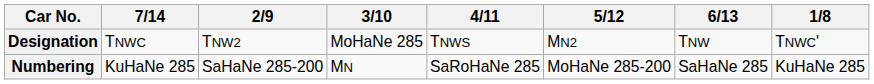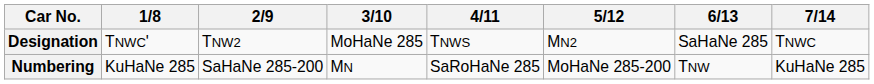columns swapped: (820, 16) <-> (150, 16)
(694, 41) TNW -> (723, 41) SaHaNe 285
(723, 66) SaHaNe 285 -> (694, 66) TNW
